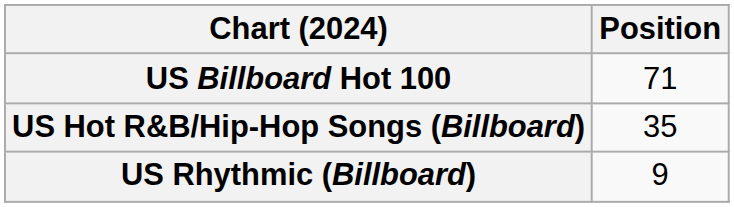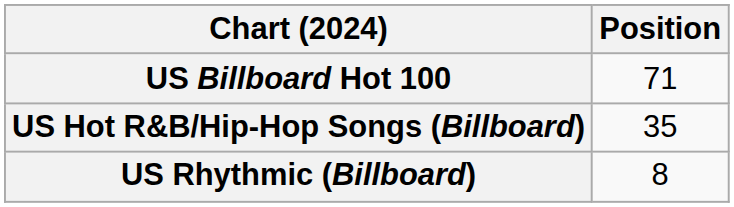(660, 175) 9 -> (660, 175) 8
